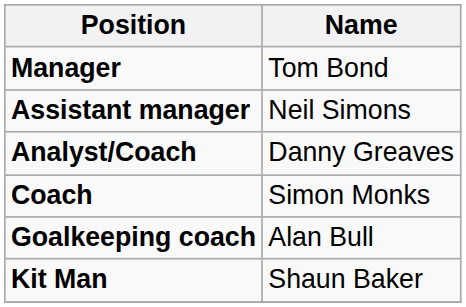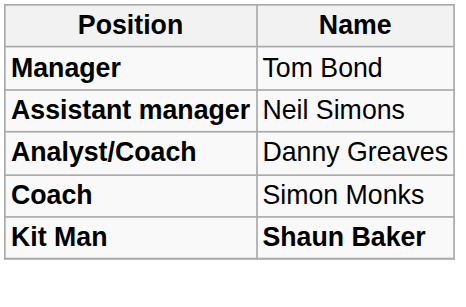- row: (134, 237)
(346, 279) normal -> (344, 237) bold
